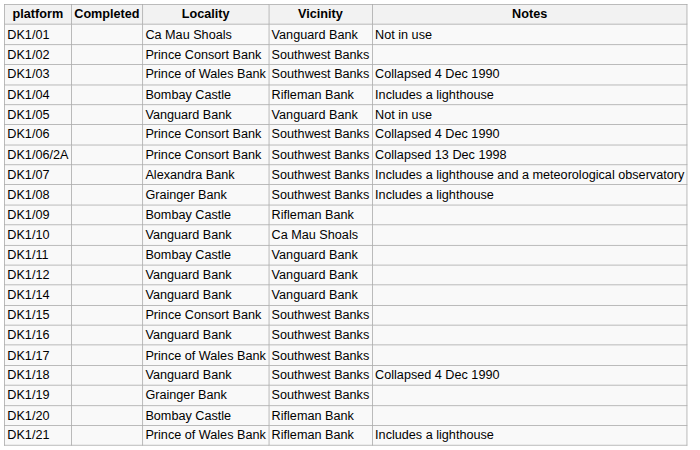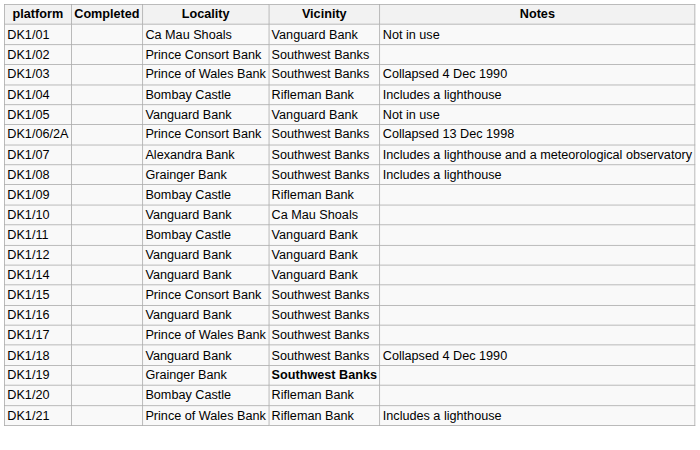- row: (28, 134)
(320, 395) normal -> (324, 375) bold
